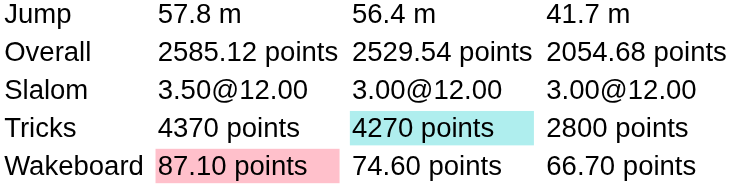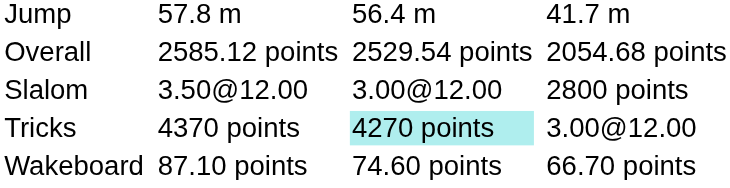(621, 89) 3.00@12.00 -> (617, 89) 2800 points
(617, 127) 2800 points -> (621, 127) 3.00@12.00
(233, 165) pink background -> (233, 165) no background
